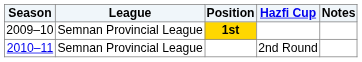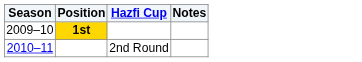- column: (130, 13)
